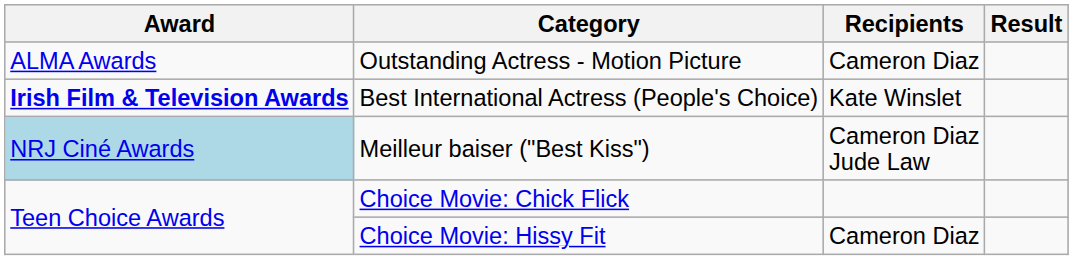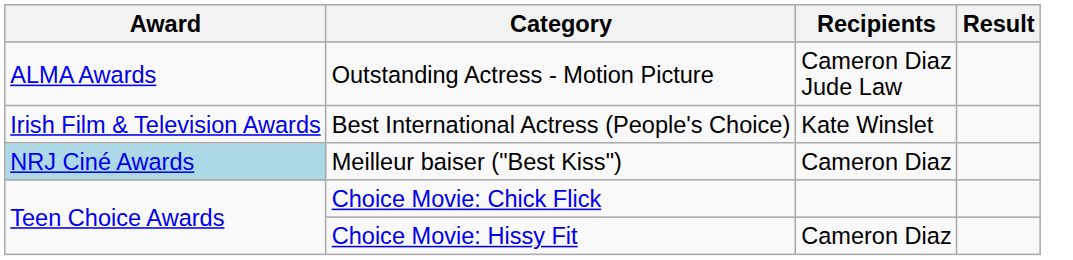(904, 61) Cameron Diaz -> (876, 74) Cameron Diaz Jude Law
(179, 98) bold -> (166, 125) normal
(904, 149) Cameron Diaz Jude Law -> (876, 162) Cameron Diaz
